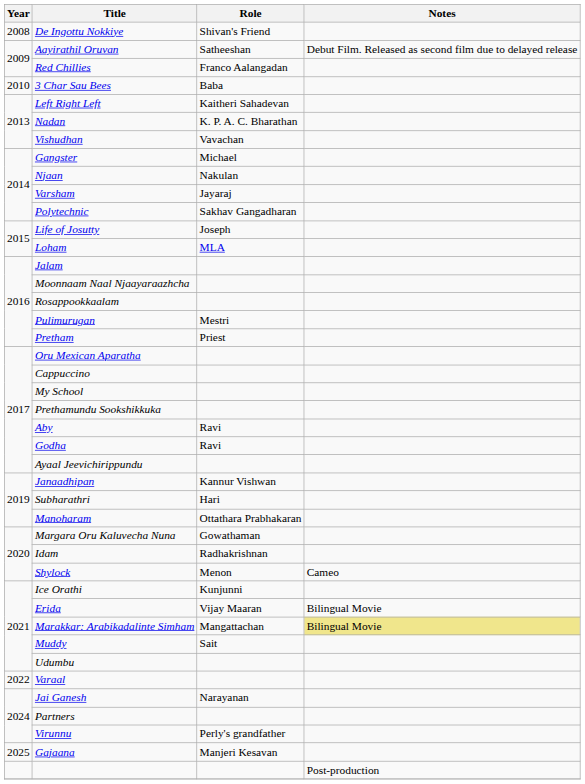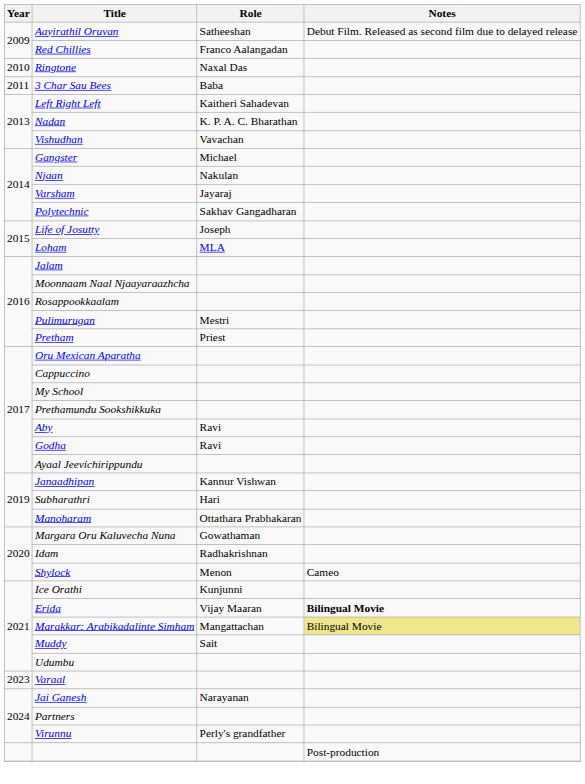- row: (79, 31)
+ row: (55, 67)
(18, 85) 2010 -> (18, 85) 2011
(344, 608) normal -> (345, 608) bold
(18, 680) 2022 -> (18, 680) 2023
- row: (55, 752)
